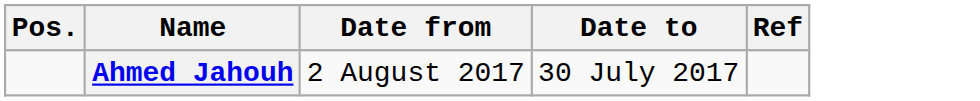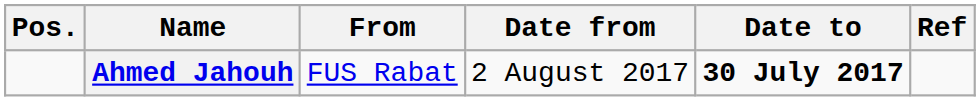+ column: (382, 28)
(639, 73) normal -> (803, 73) bold
